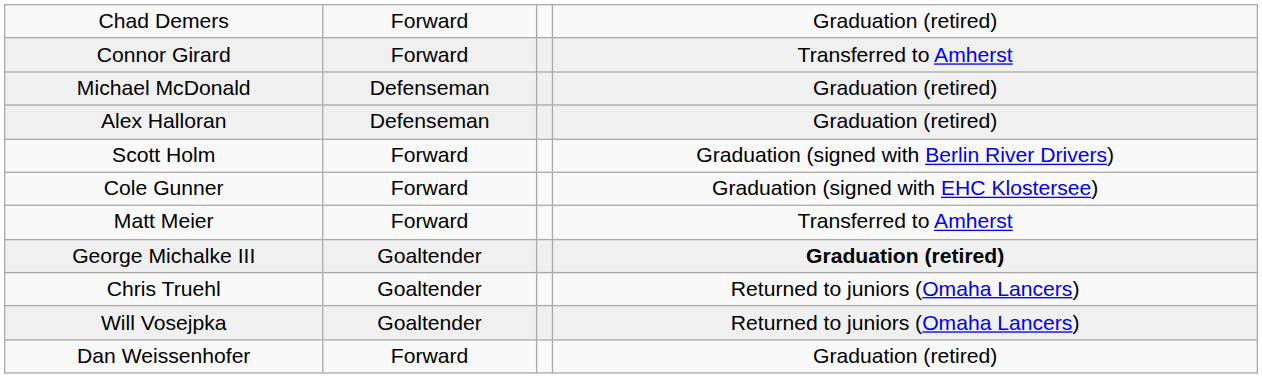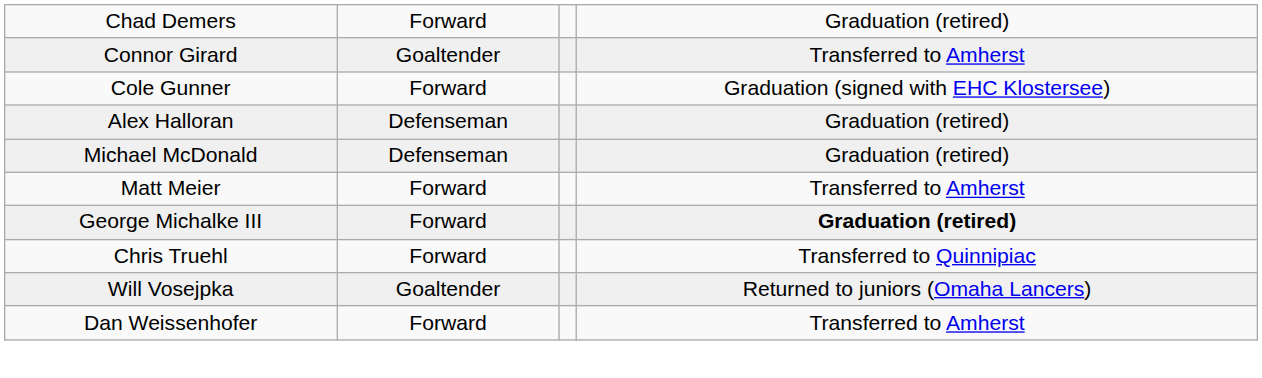(430, 54) Forward -> (448, 54) Goaltender
rows swapped: (164, 188) <-> (164, 88)
- row: (164, 155)
(430, 255) Goaltender -> (448, 222) Forward
(430, 289) Goaltender -> (448, 255) Forward
(905, 289) Returned to juniors (Omaha Lancers) -> (917, 255) Transferred to Quinnipiac
(905, 356) Graduation (retired) -> (917, 322) Transferred to Amherst
